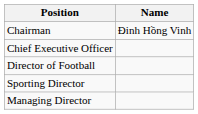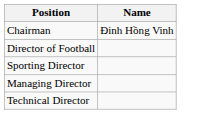- row: (60, 48)
+ row: (48, 100)
